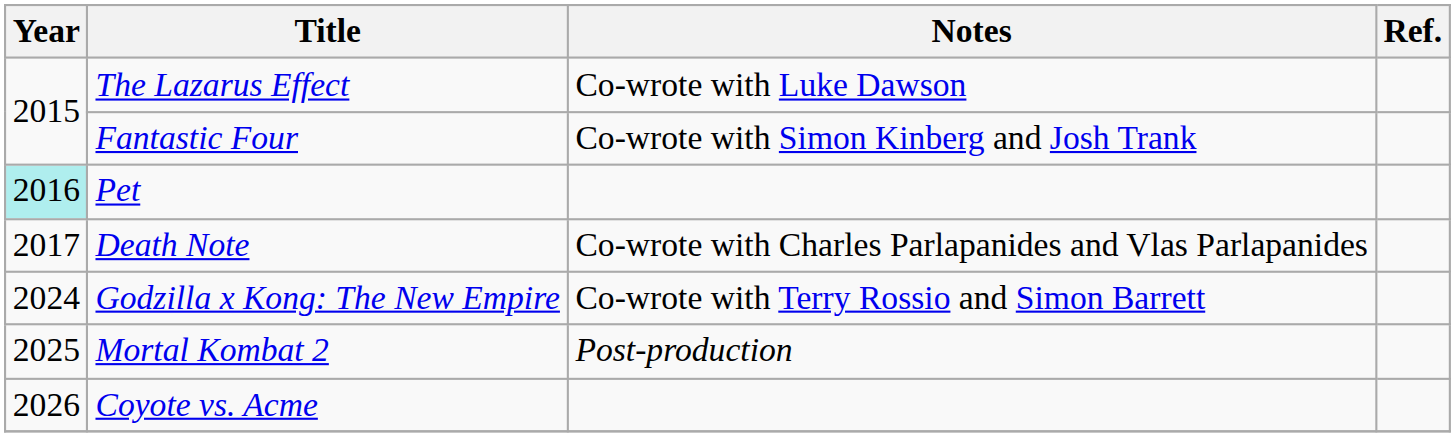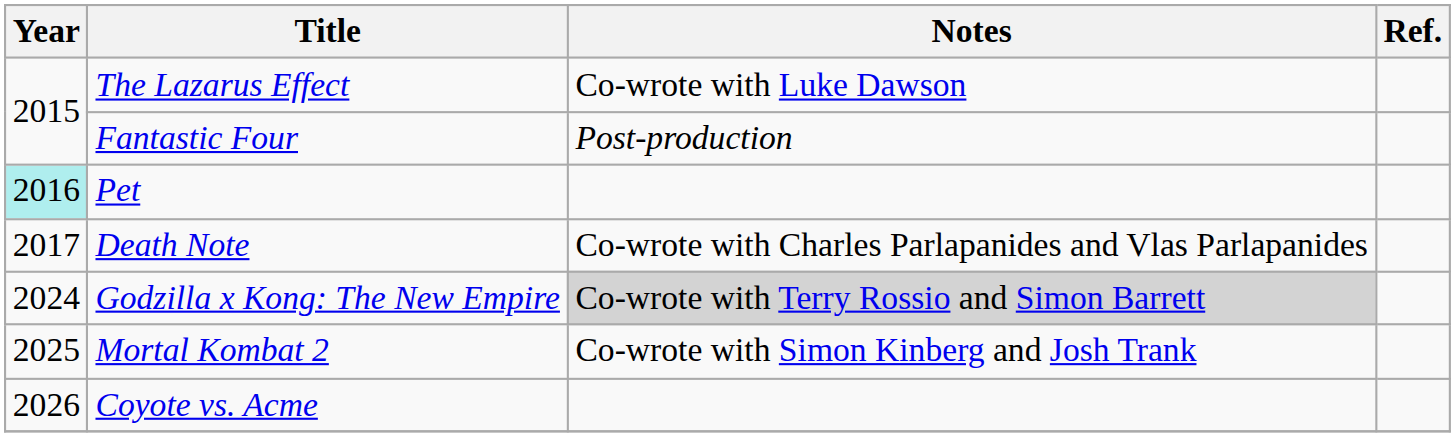(886, 137) Co-wrote with Simon Kinberg and Josh Trank -> (684, 137) Post-production
(890, 297) no background -> (890, 297) lightgrey background
(684, 350) Post-production -> (886, 350) Co-wrote with Simon Kinberg and Josh Trank
